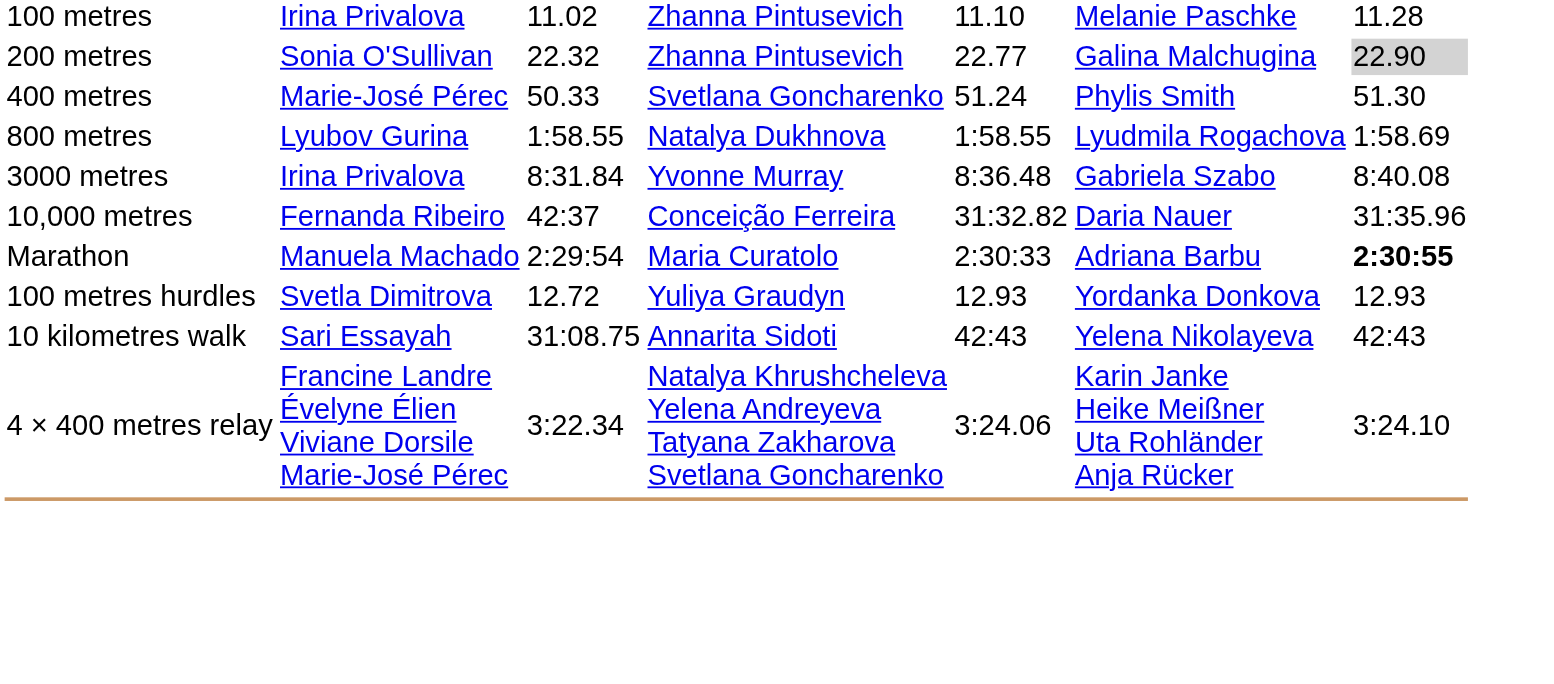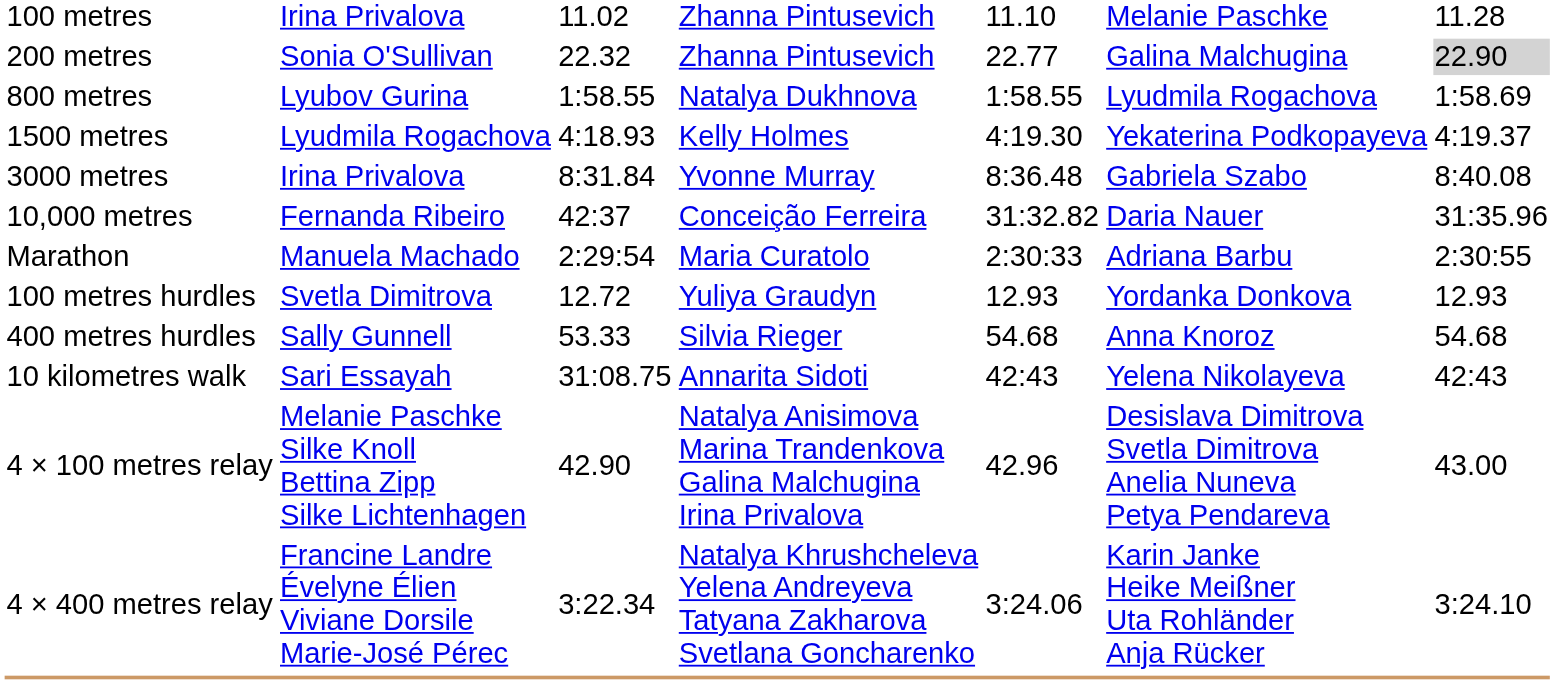- row: (79, 96)
+ row: (87, 136)
(1403, 256) bold -> (1483, 256) normal
+ row: (131, 336)
+ row: (140, 465)
